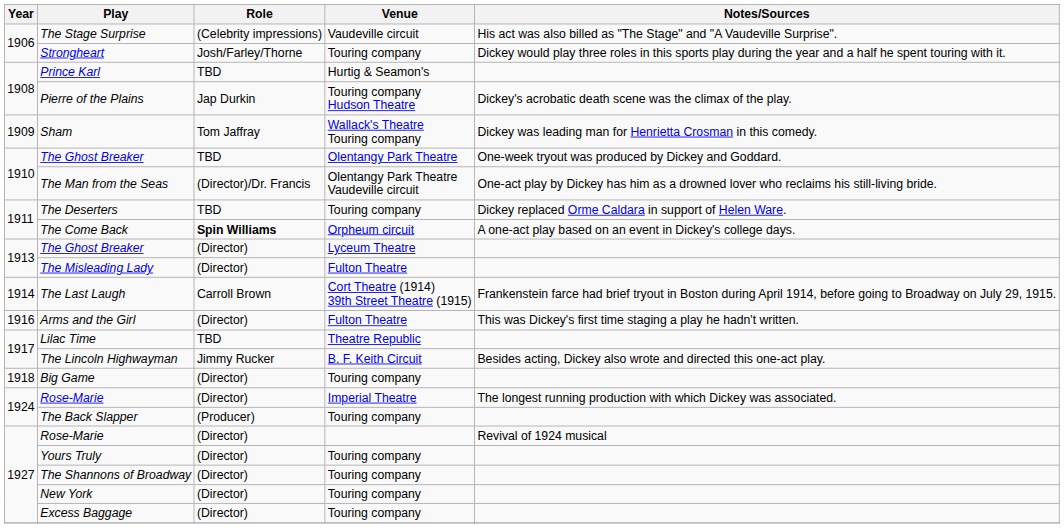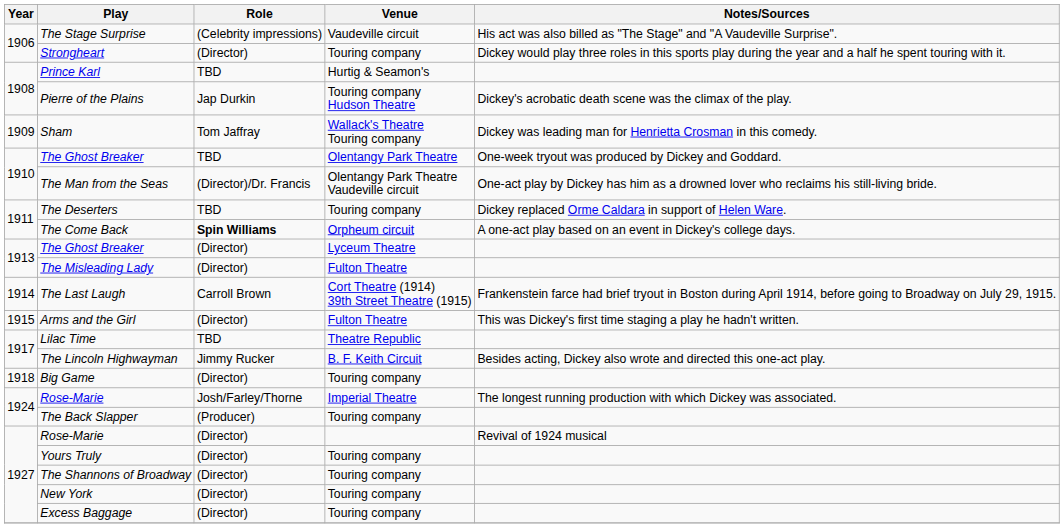(250, 53) Josh/Farley/Thorne -> (222, 53) (Director)
(21, 320) 1916 -> (21, 320) 1915
(222, 398) (Director) -> (250, 398) Josh/Farley/Thorne
